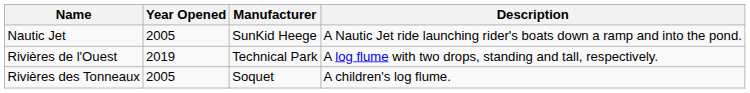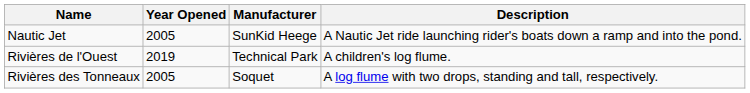(491, 56) A log flume with two drops, standing and tall, respectively. -> (387, 56) A children's log flume.
(387, 77) A children's log flume. -> (491, 77) A log flume with two drops, standing and tall, respectively.
